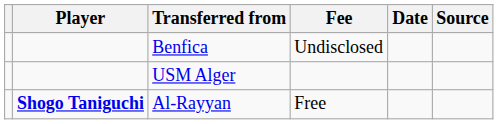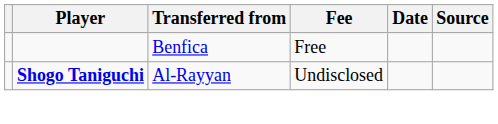(339, 47) Undisclosed -> (310, 47) Free
- row: (194, 75)
(310, 103) Free -> (339, 75) Undisclosed
